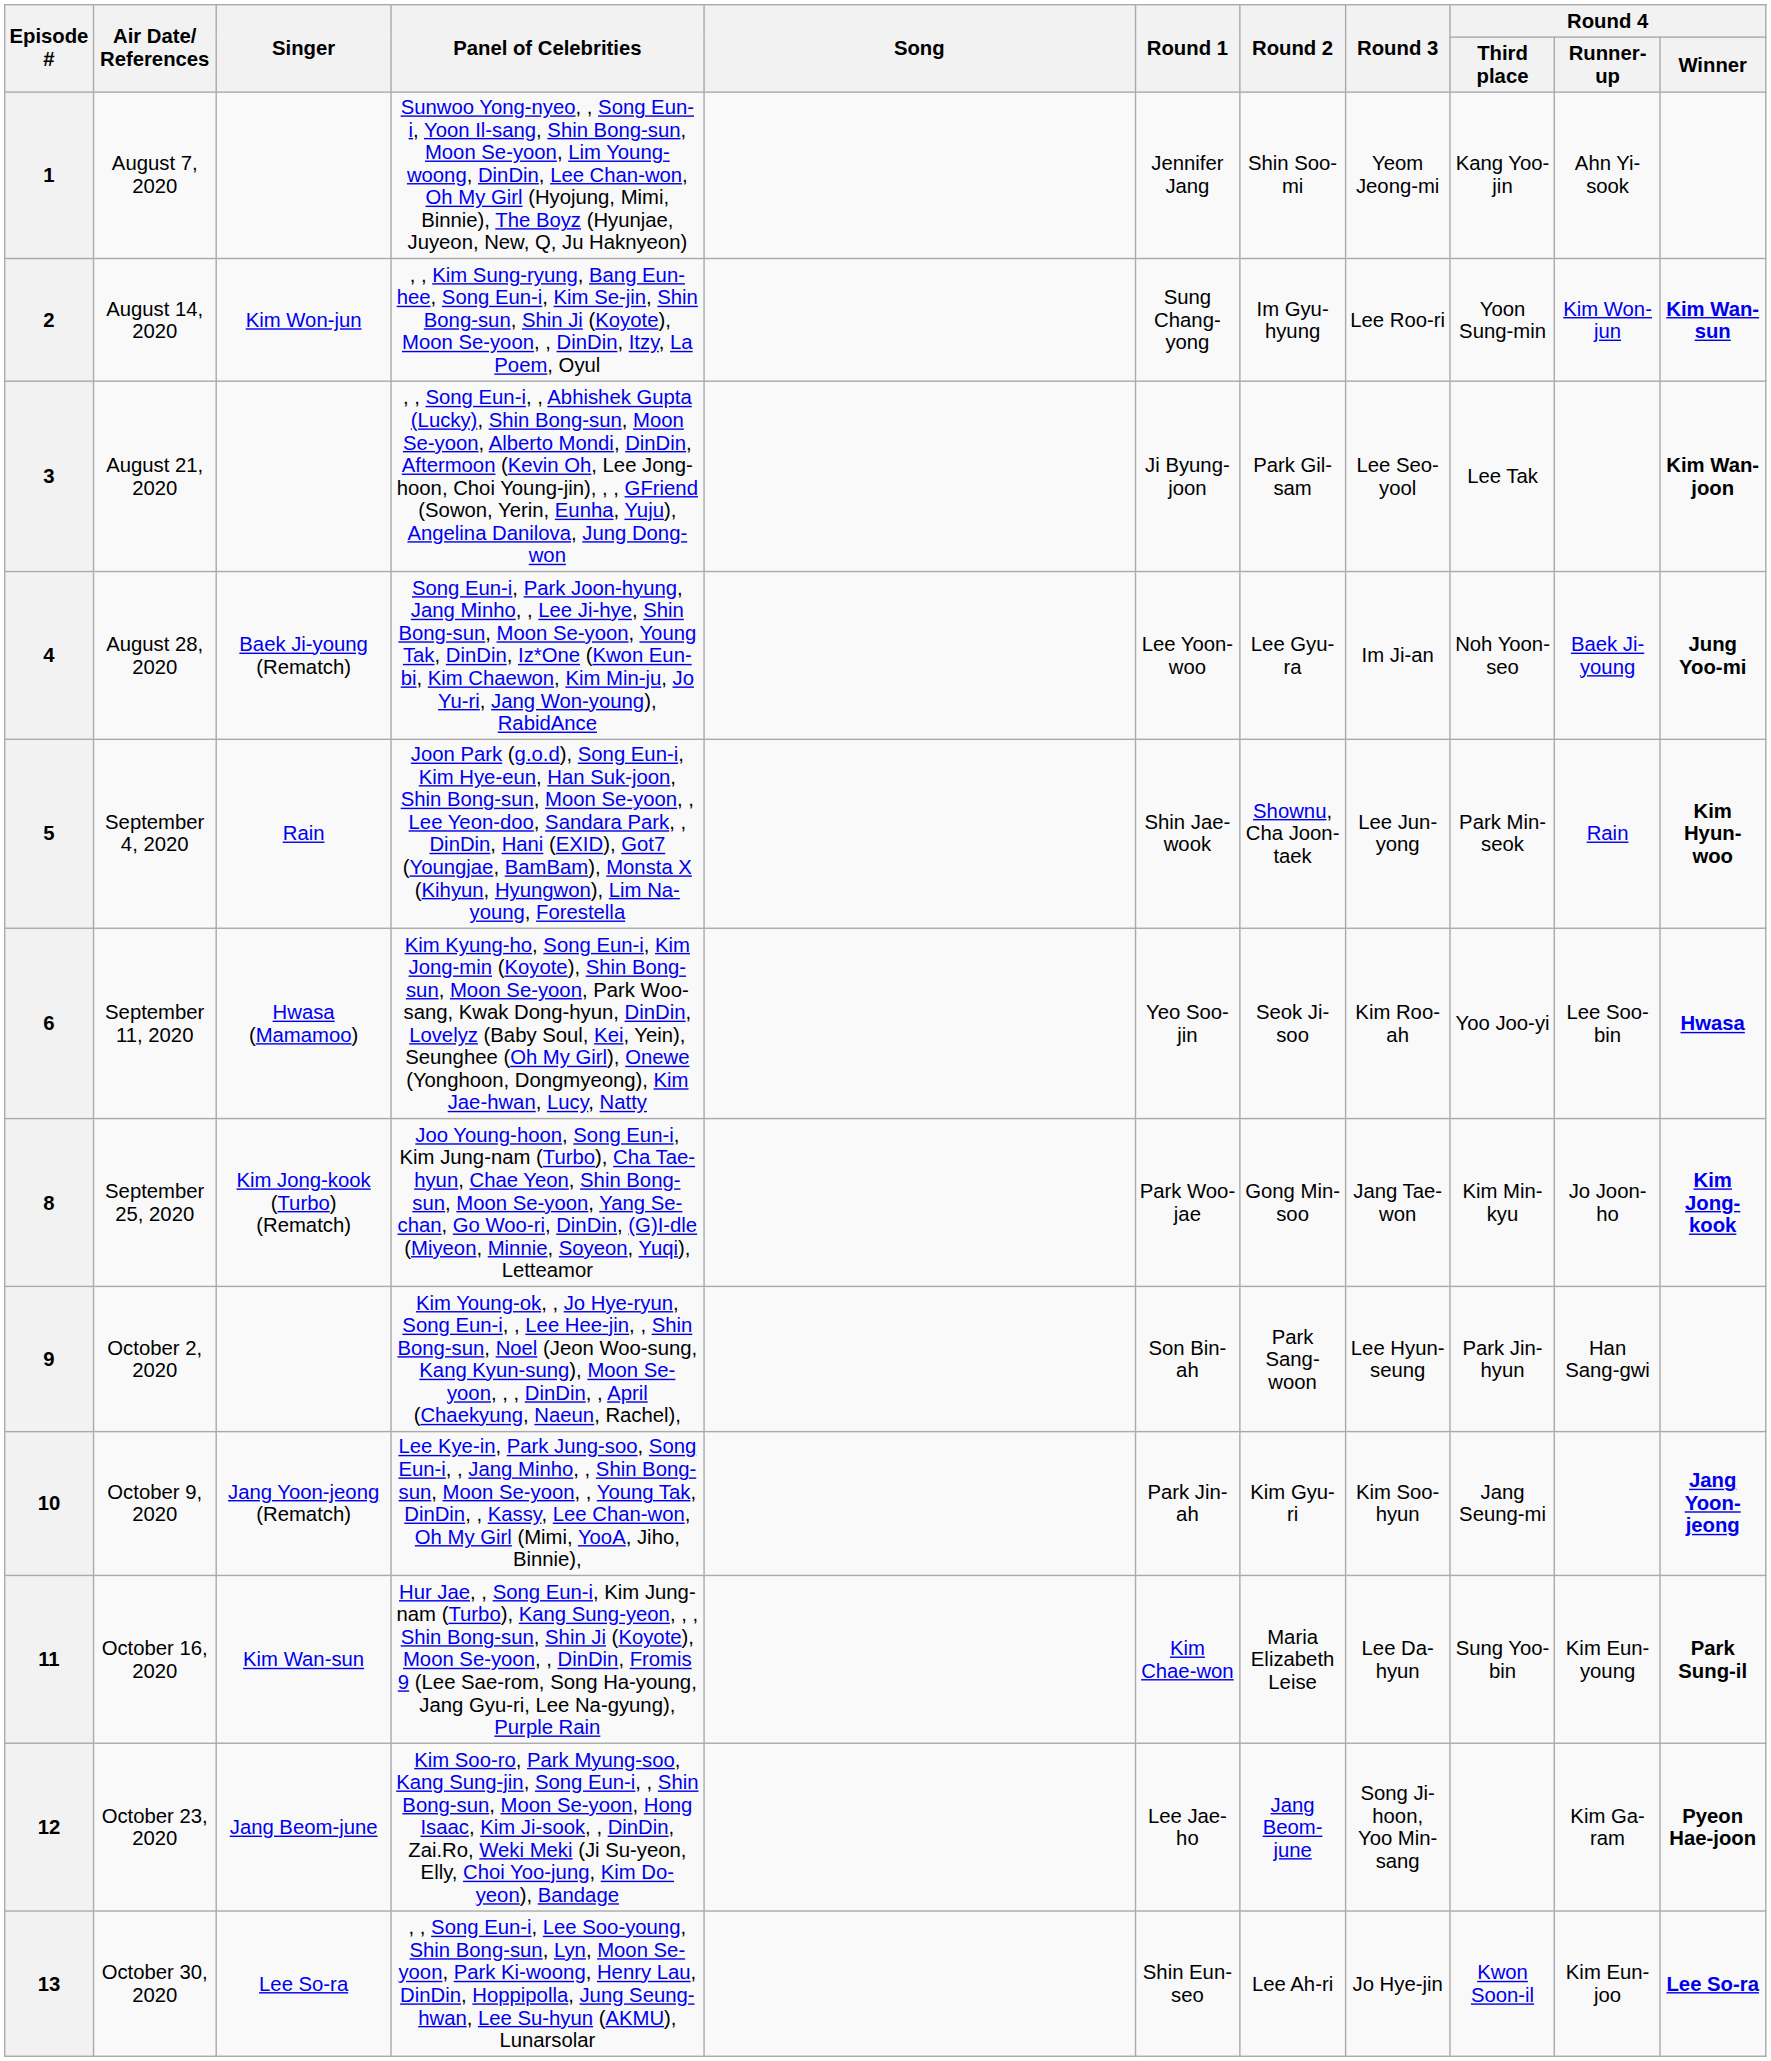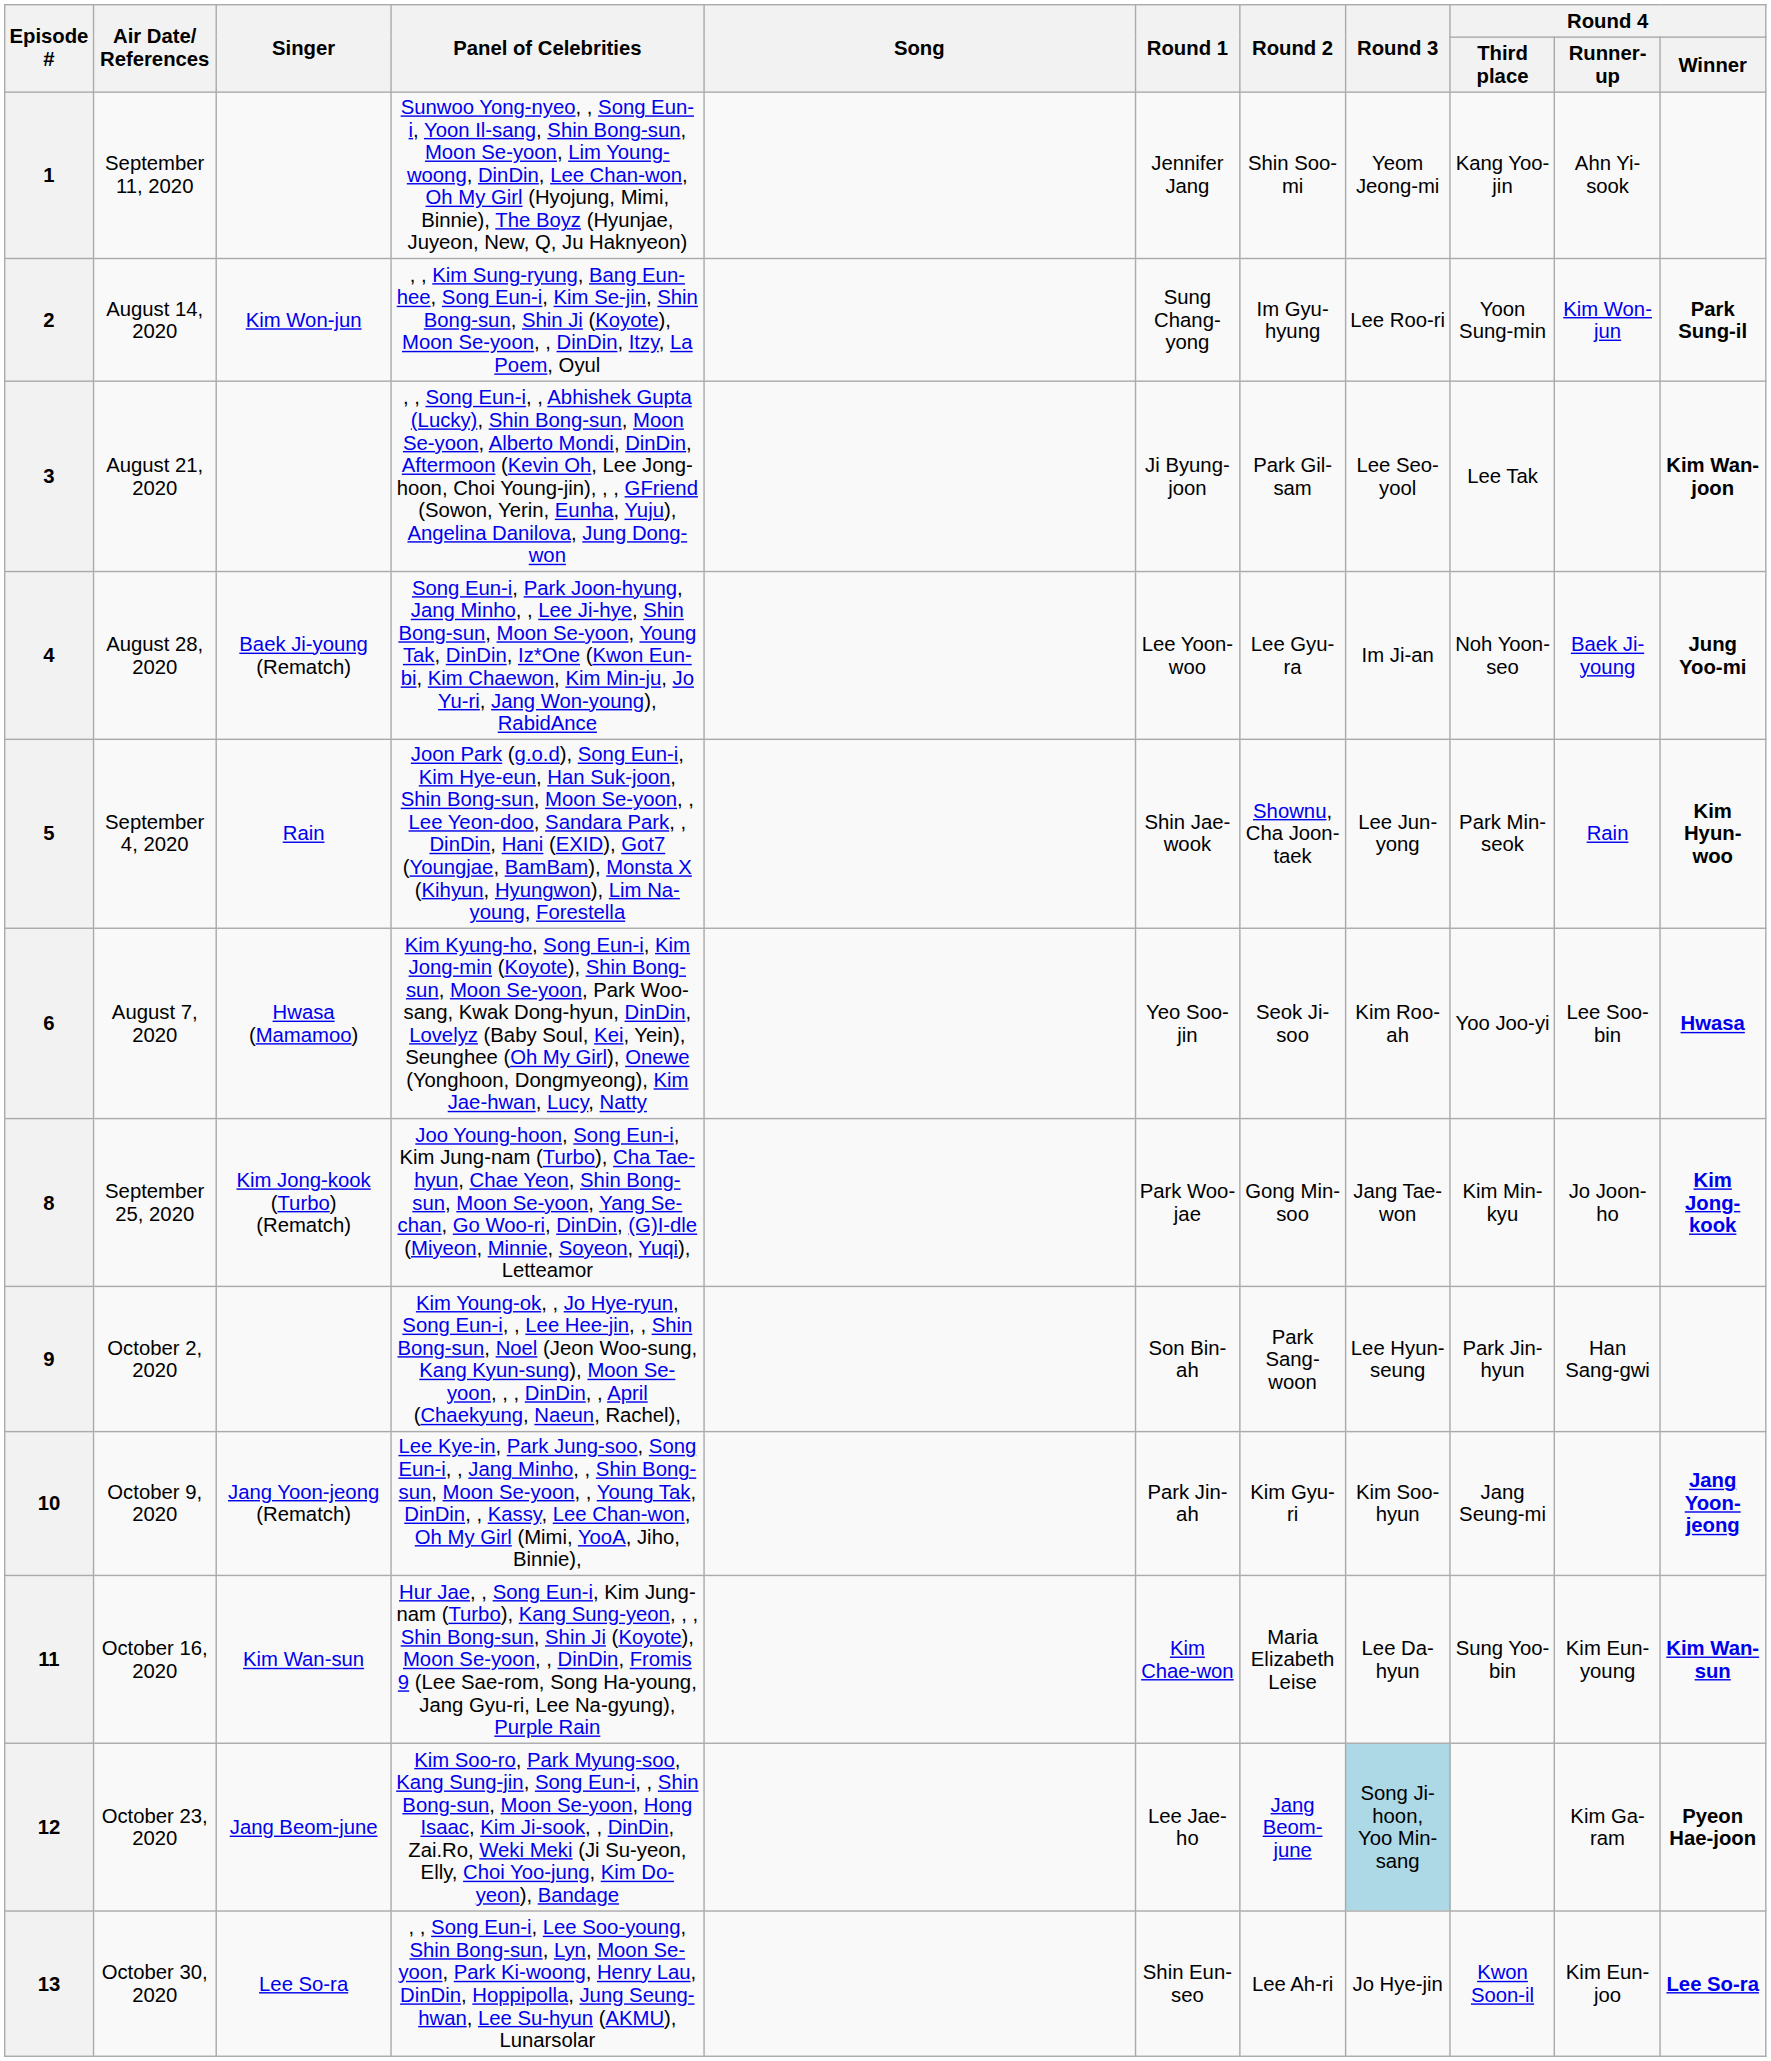(155, 176) August 7, 2020 -> (155, 176) September 11, 2020
(1713, 320) Kim Wan-sun -> (1713, 320) Park Sung-il
(155, 1024) September 11, 2020 -> (155, 1024) August 7, 2020
(1713, 1660) Park Sung-il -> (1713, 1660) Kim Wan-sun
(1398, 1827) no background -> (1398, 1827) lightblue background
